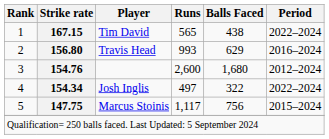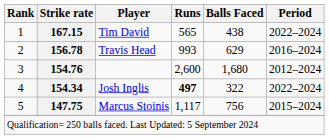(66, 50) 156.80 -> (66, 50) 156.78
(188, 87) normal -> (188, 87) bold
